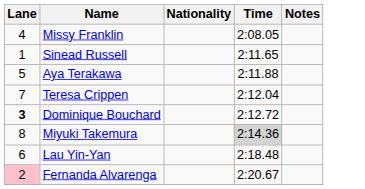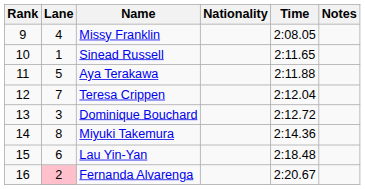+ column: (23, 14)
(22, 114) bold -> (59, 114) normal
(258, 134) lightgrey background -> (295, 134) no background
